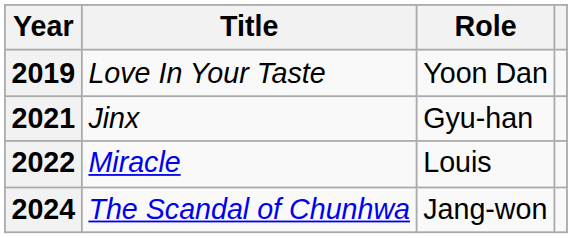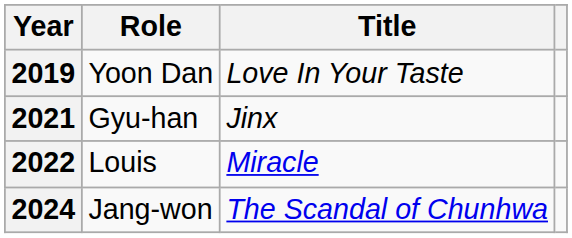columns swapped: (249, 27) <-> (486, 27)
